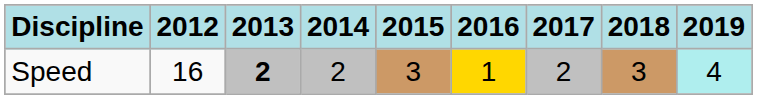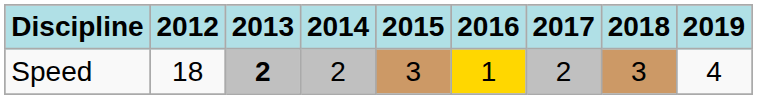(188, 71) 16 -> (188, 71) 18
(714, 71) paleturquoise background -> (714, 71) no background
